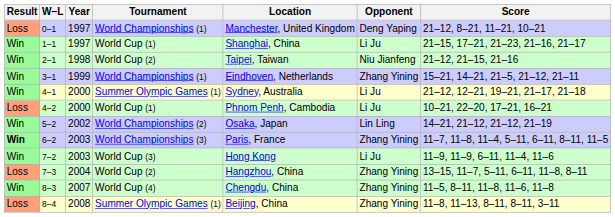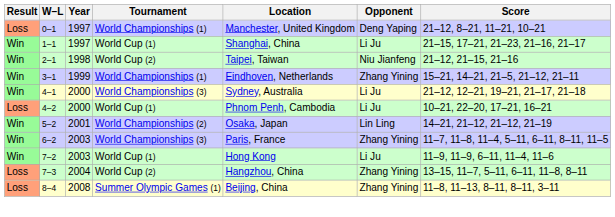(158, 92) Summer Olympic Games (1) -> (151, 92) World Championships (3)
(79, 124) 2002 -> (79, 124) 2001
(16, 140) bold -> (15, 140) normal
(125, 156) World Cup (3) -> (125, 156) World Cup (1)
- row: (49, 188)
